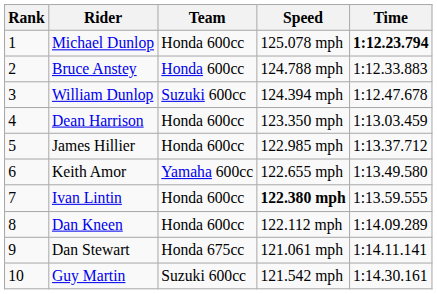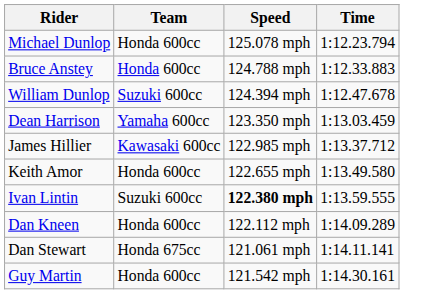- column: (26, 17)
(391, 43) bold -> (358, 43) normal
(203, 120) Honda 600cc -> (163, 120) Yamaha 600cc
(203, 146) Honda 600cc -> (169, 146) Kawasaki 600cc
(207, 172) Yamaha 600cc -> (159, 172) Honda 600cc
(203, 198) Honda 600cc -> (160, 198) Suzuki 600cc
(204, 275) Suzuki 600cc -> (159, 275) Honda 600cc
